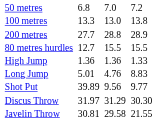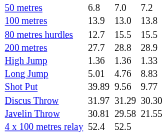(86, 21) 13.3 -> (96, 21) 13.9
rows swapped: (26, 34) <-> (39, 48)
+ row: (44, 127)
